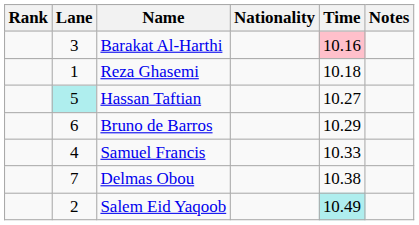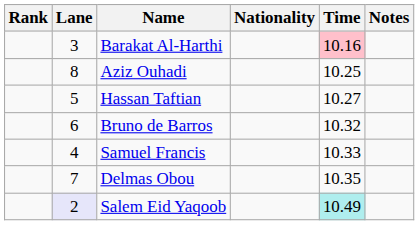- row: (150, 71)
+ row: (144, 71)
(74, 98) paleturquoise background -> (74, 98) no background
(342, 125) 10.29 -> (342, 125) 10.32
(342, 179) 10.38 -> (342, 179) 10.35
(74, 206) no background -> (74, 206) lavender background
